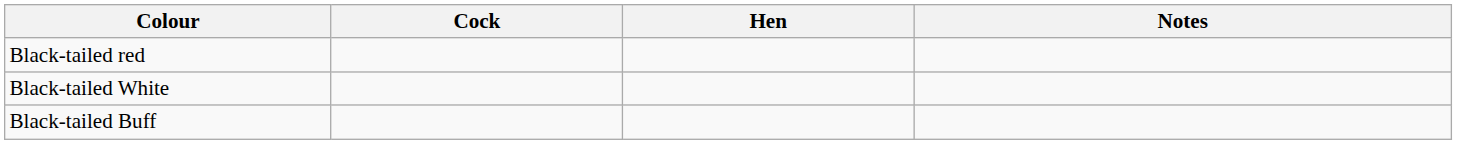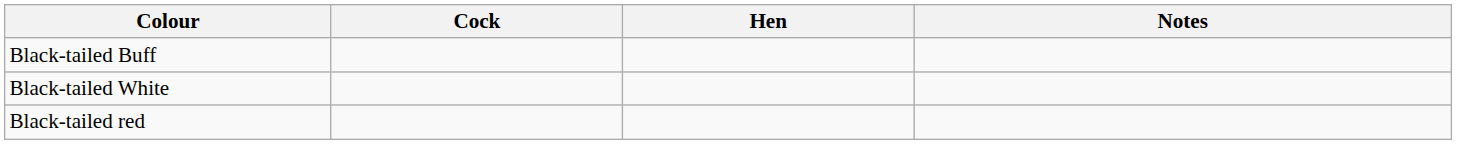rows swapped: (83, 121) <-> (77, 54)
